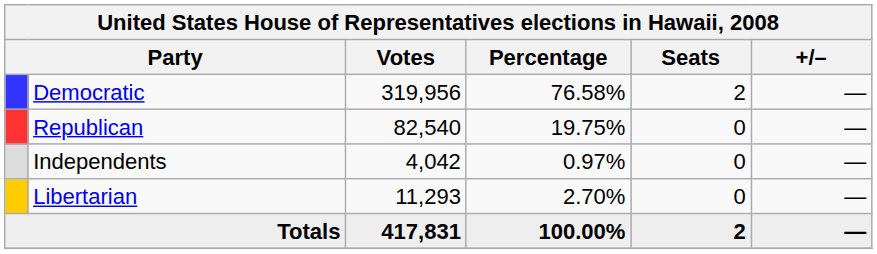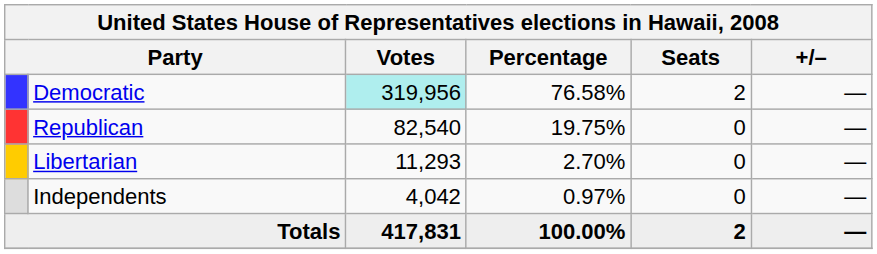(421, 92) no background -> (421, 92) paleturquoise background
rows swapped: (85, 197) <-> (100, 162)
